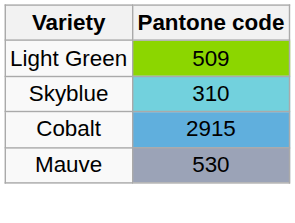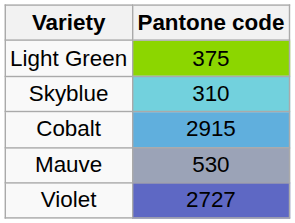(211, 58) 509 -> (211, 58) 375
+ row: (69, 200)
